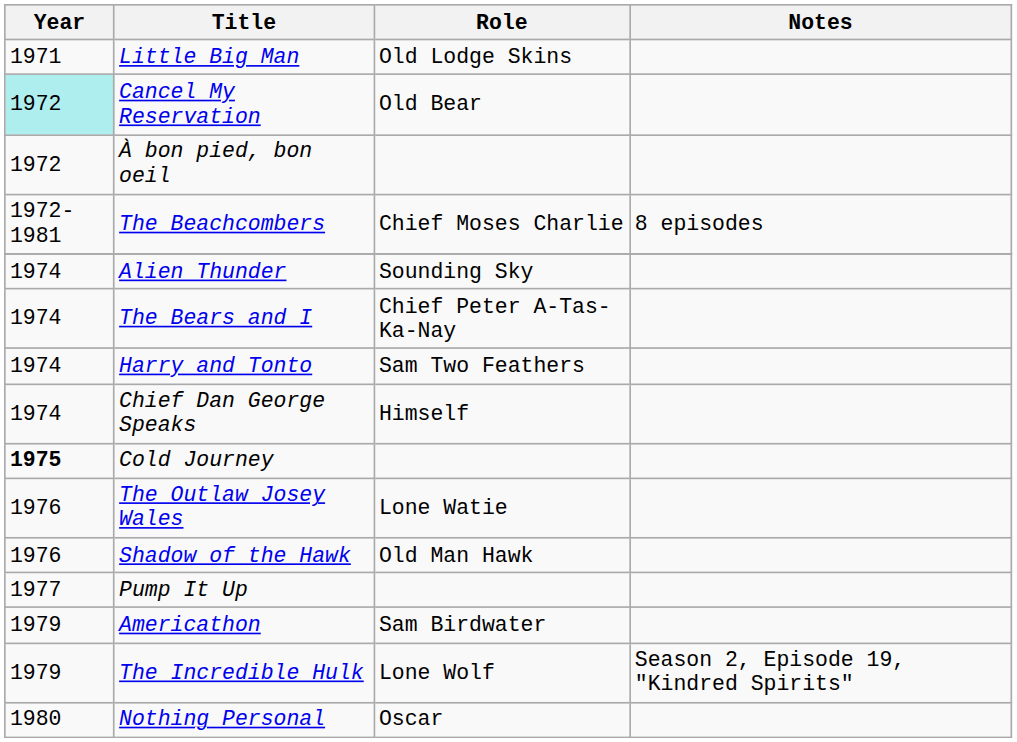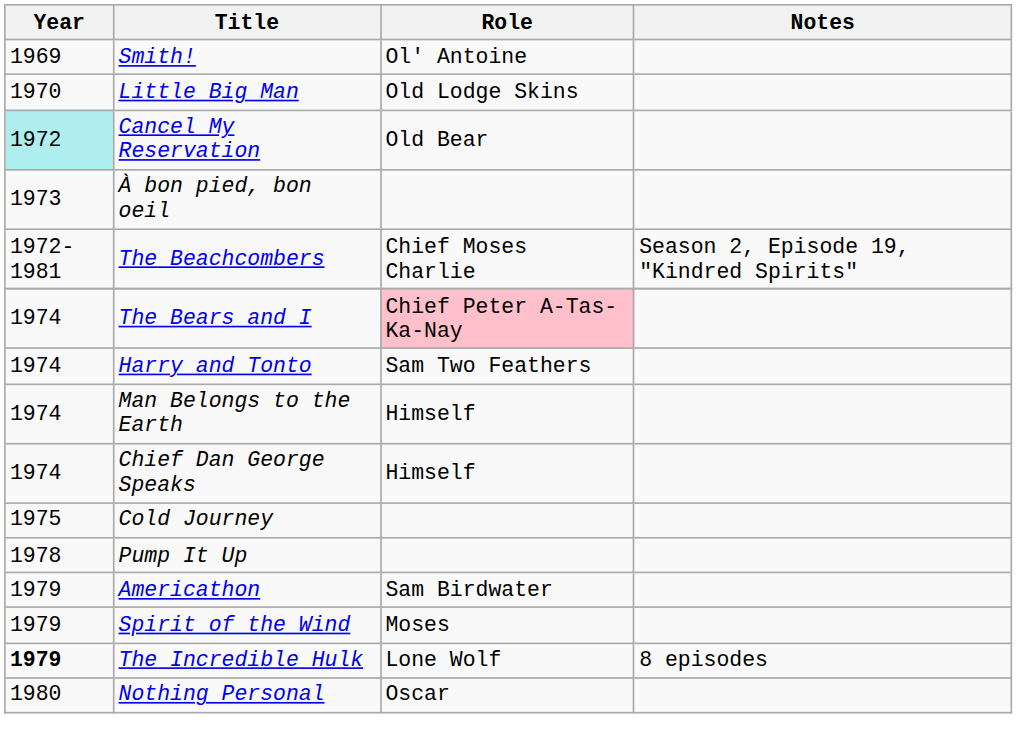+ row: (157, 57)
(36, 57) 1971 -> (36, 92) 1970
(36, 164) 1972 -> (36, 199) 1973
(699, 224) 8 episodes -> (774, 259) Season 2, Episode 19, "Kindred Spirits"
- row: (203, 271)
(495, 319) no background -> (501, 319) pink background
+ row: (234, 413)
(36, 461) bold -> (36, 520) normal
- row: (222, 508)
- row: (235, 555)
(36, 590) 1977 -> (36, 555) 1978
+ row: (234, 625)
(36, 673) normal -> (36, 660) bold
(770, 673) Season 2, Episode 19, "Kindred Spirits" -> (704, 660) 8 episodes
